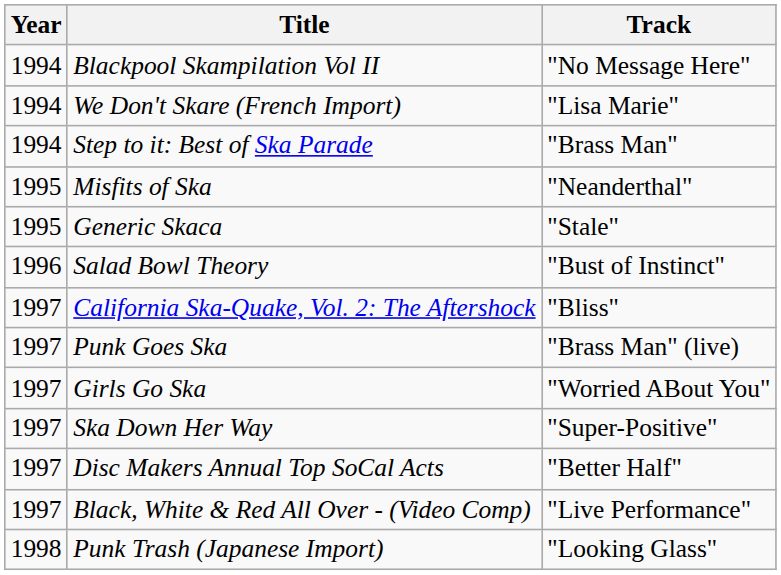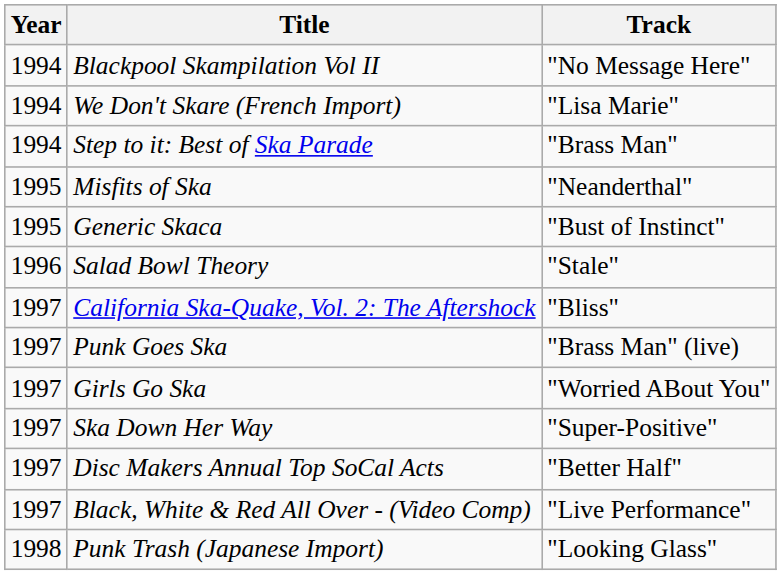(583, 226) "Stale" -> (636, 226) "Bust of Instinct"
(636, 266) "Bust of Instinct" -> (583, 266) "Stale"
